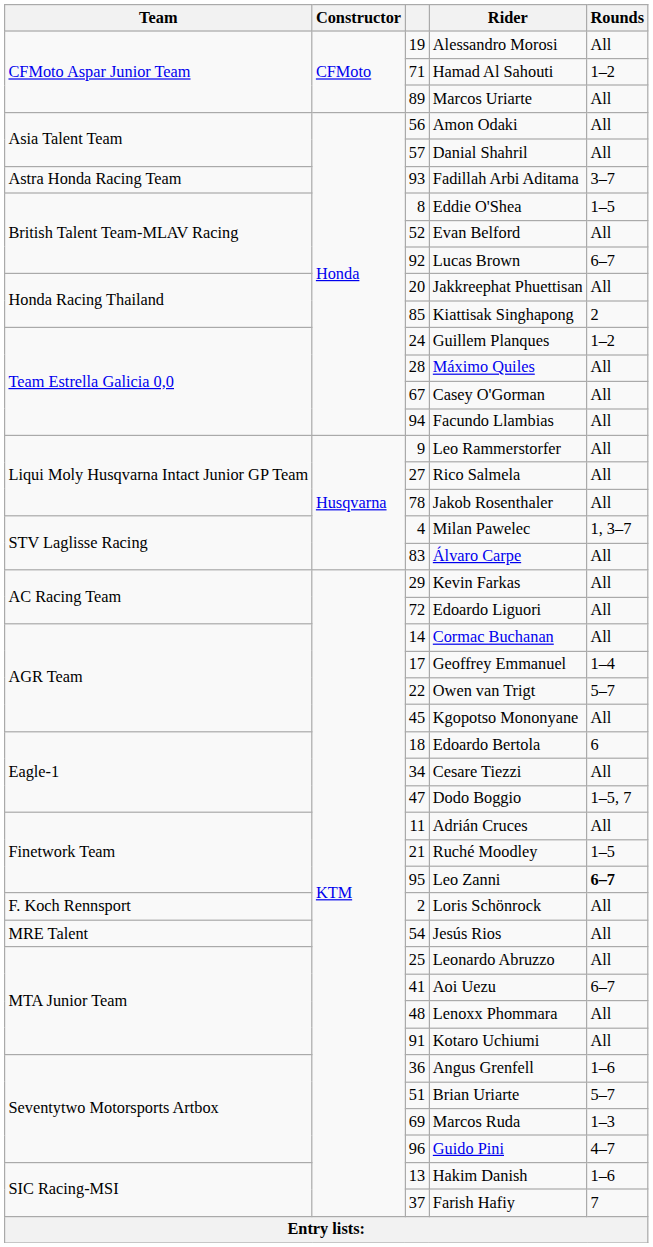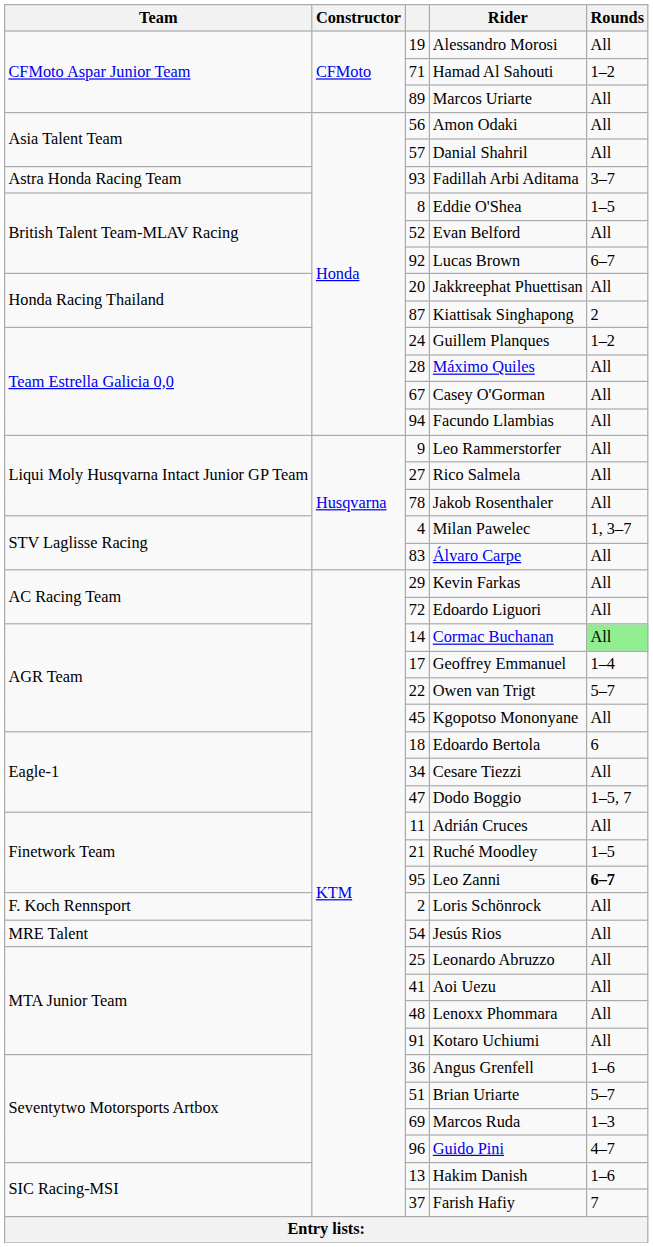(417, 313) 85 -> (417, 313) 87
(601, 636) no background -> (601, 636) lightgreen background
(603, 986) 6–7 -> (601, 986) All
